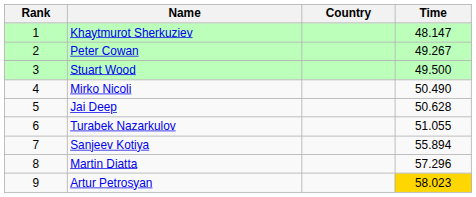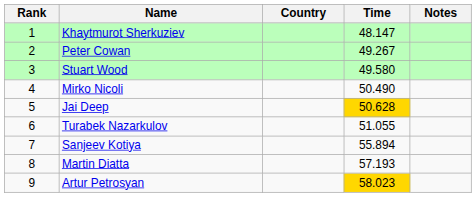+ column: (441, 13)
(433, 70) 49.500 -> (377, 70) 49.580
(433, 107) no background -> (377, 107) gold background
(433, 164) 57.296 -> (377, 164) 57.193
